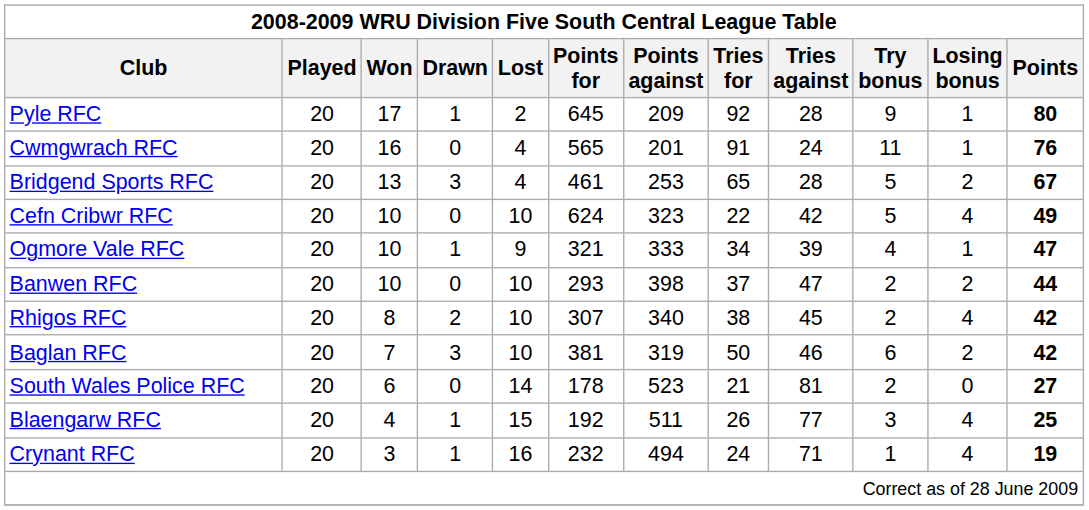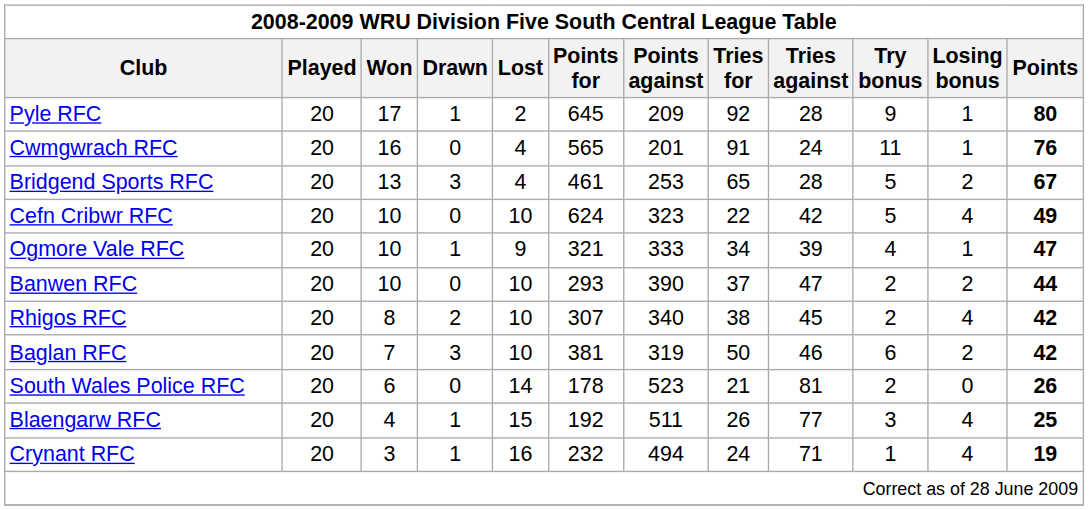(666, 284) 398 -> (666, 284) 390
(1045, 386) 27 -> (1045, 386) 26
